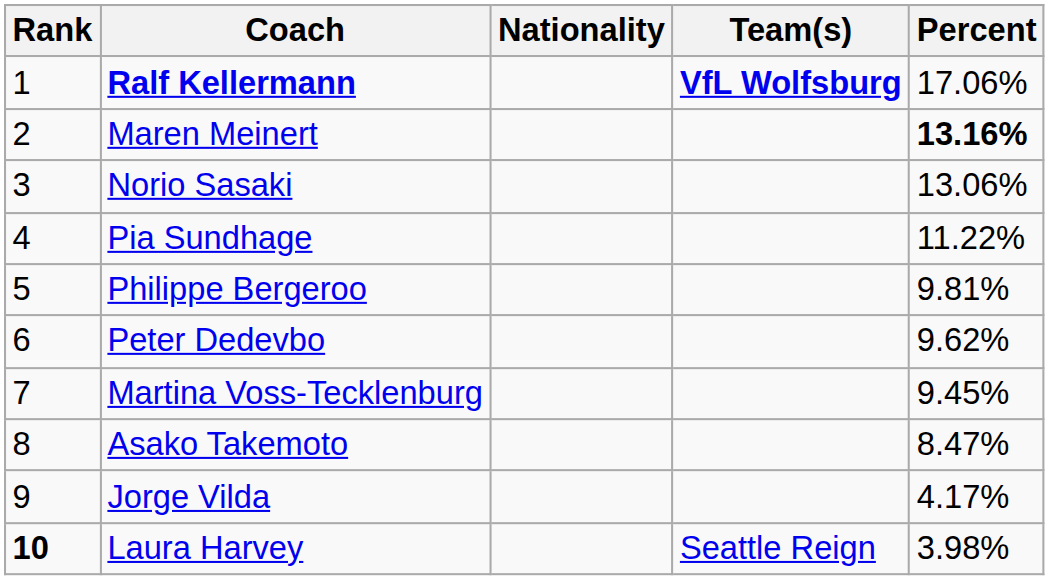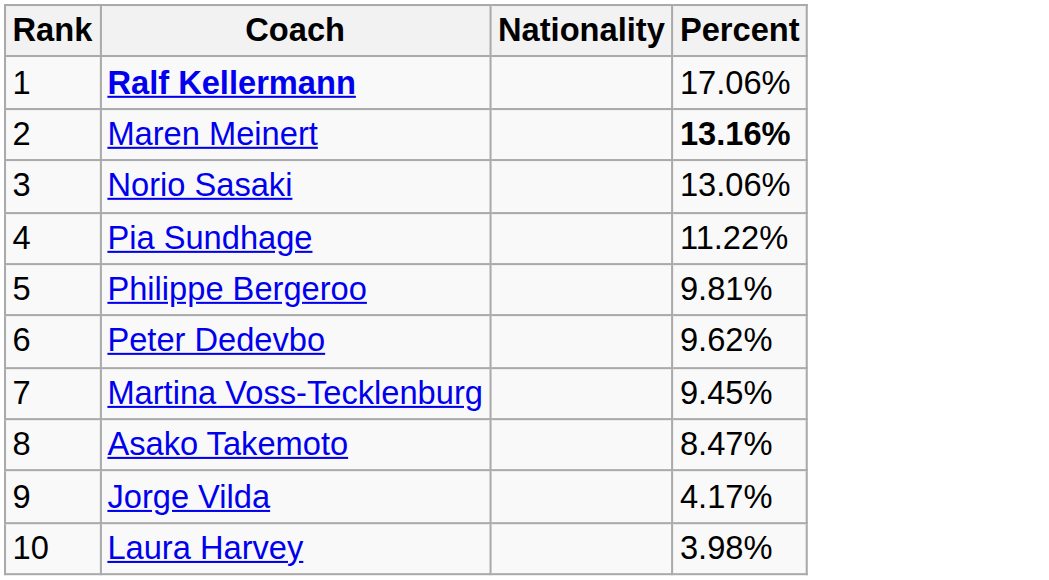- column: (791, 30)
(31, 548) bold -> (31, 548) normal
